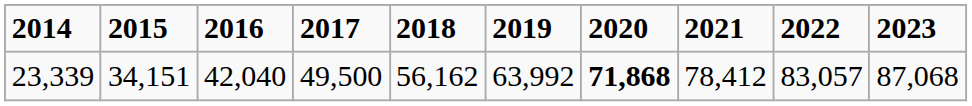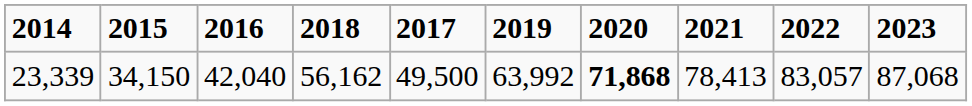columns swapped: (330, 28) <-> (426, 28)
(149, 75) 34,151 -> (149, 75) 34,150
(725, 75) 78,412 -> (725, 75) 78,413
